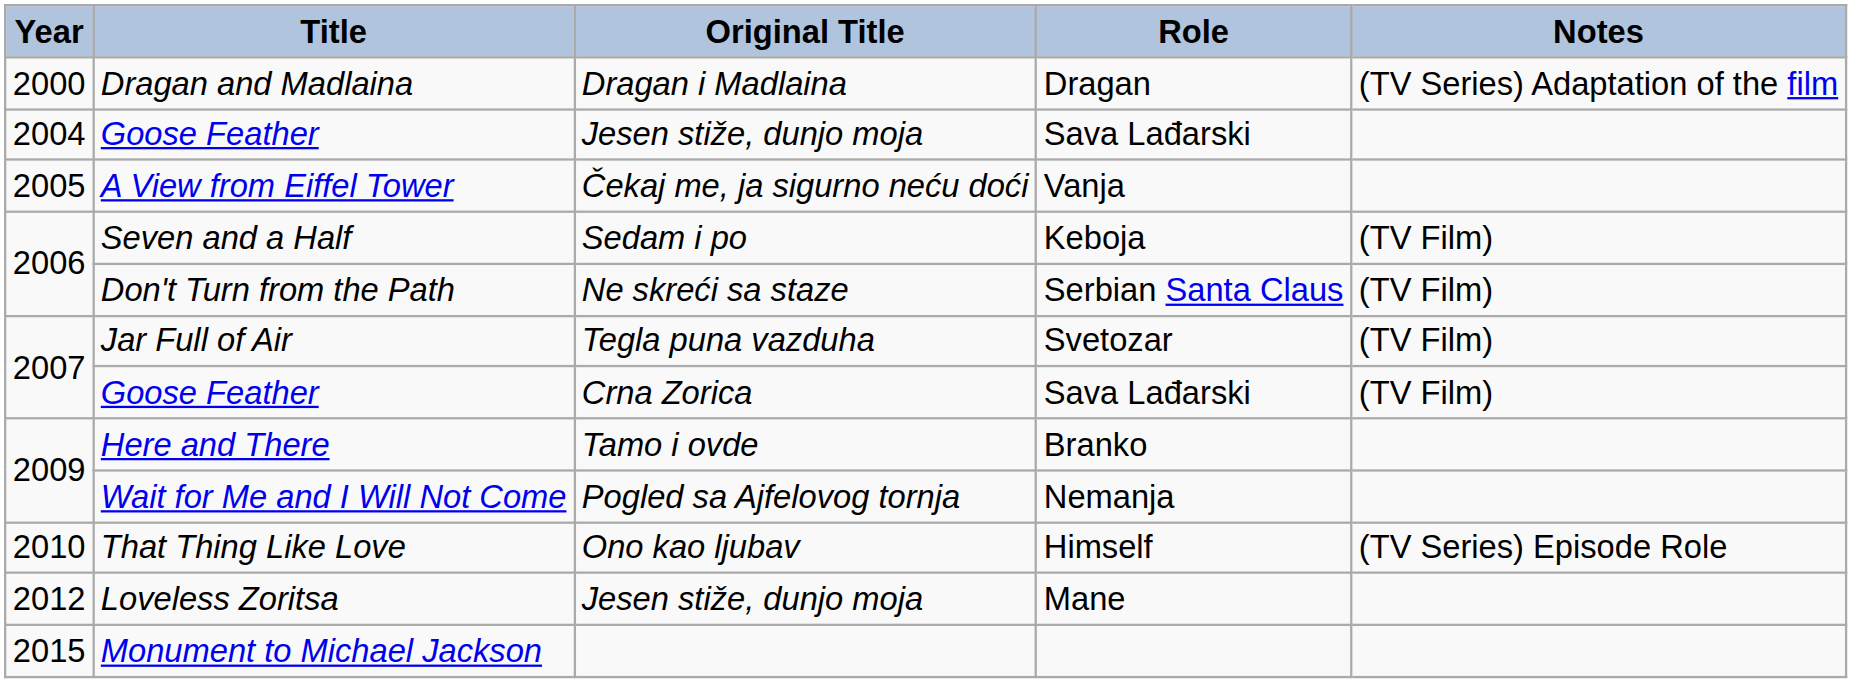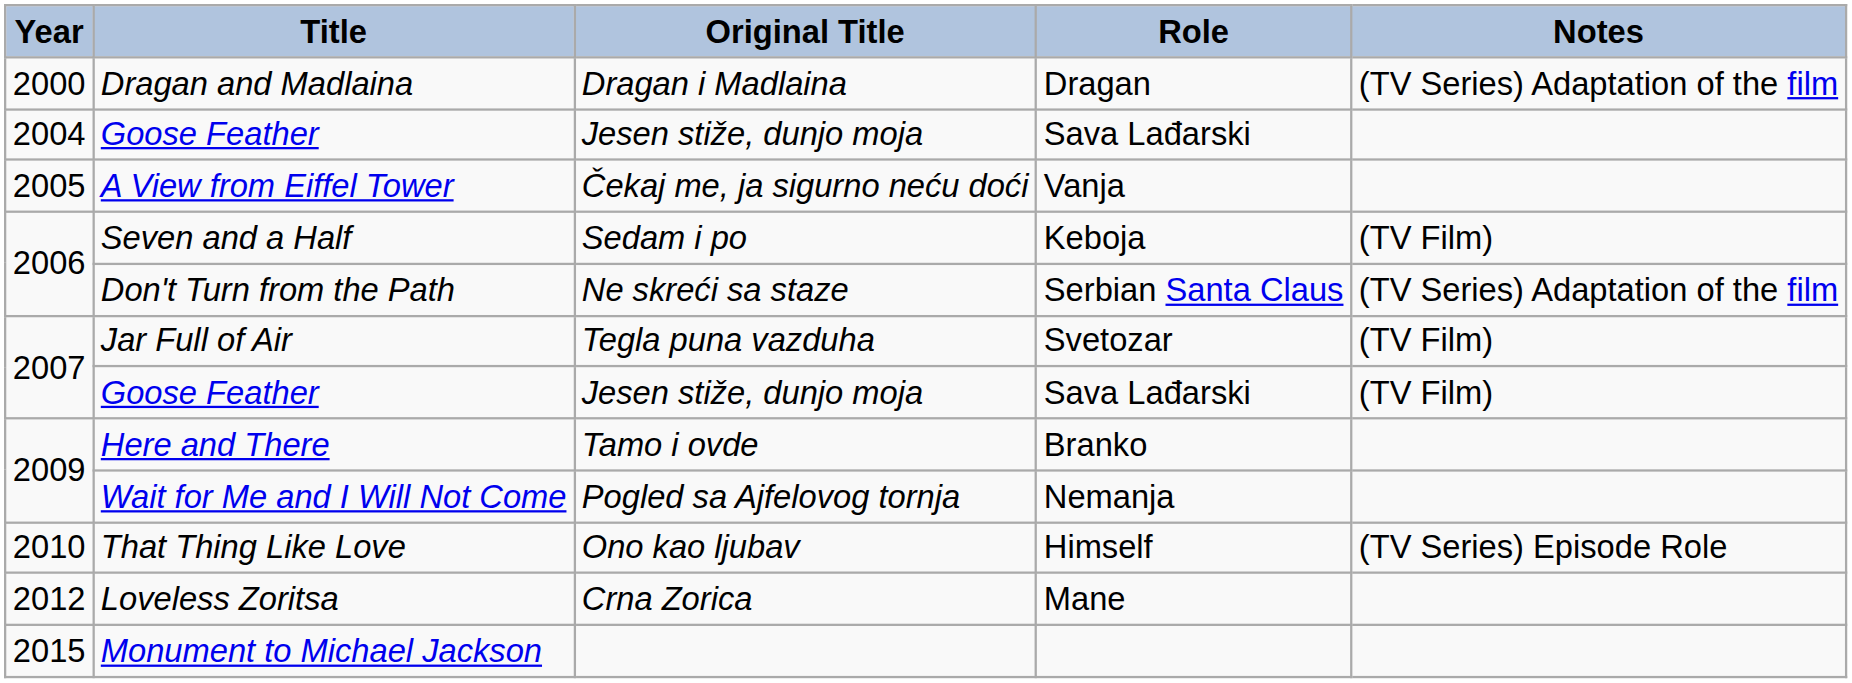(1426, 290) (TV Film) -> (1598, 290) (TV Series) Adaptation of the film
(667, 393) Crna Zorica -> (752, 393) Jesen stiže, dunjo moja
(752, 599) Jesen stiže, dunjo moja -> (667, 599) Crna Zorica
